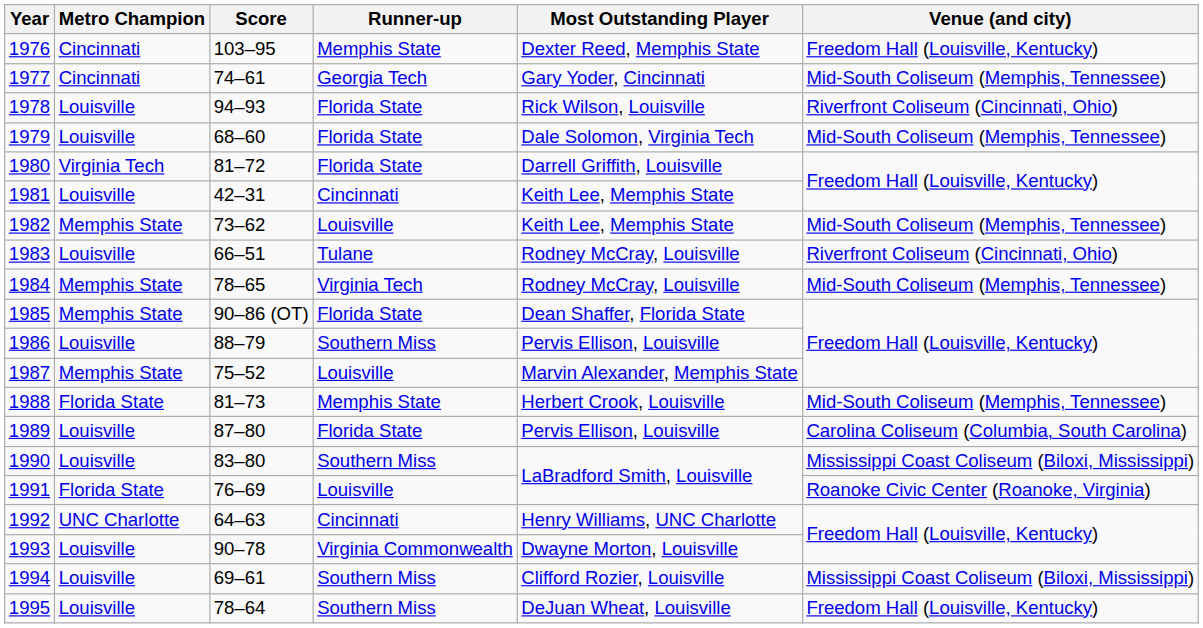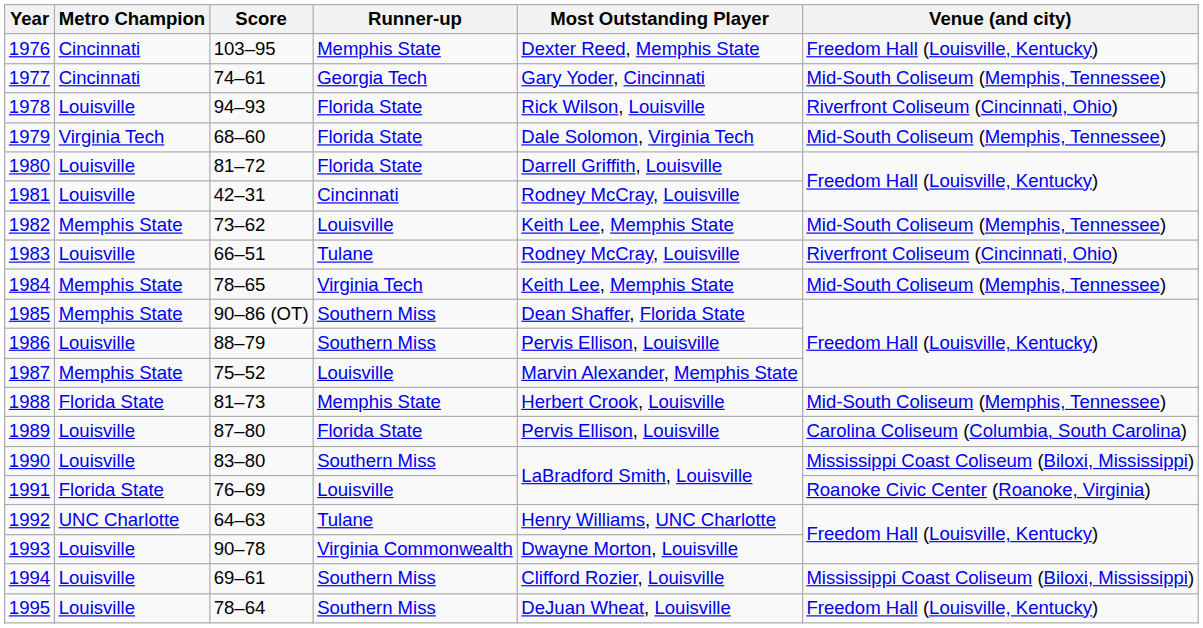(97, 136) Louisville -> (111, 136) Virginia Tech
(111, 166) Virginia Tech -> (97, 166) Louisville
(628, 195) Keith Lee, Memphis State -> (631, 195) Rodney McCray, Louisville
(631, 284) Rodney McCray, Louisville -> (628, 284) Keith Lee, Memphis State
(370, 313) Florida State -> (376, 313) Southern Miss
(358, 519) Cincinnati -> (345, 519) Tulane
